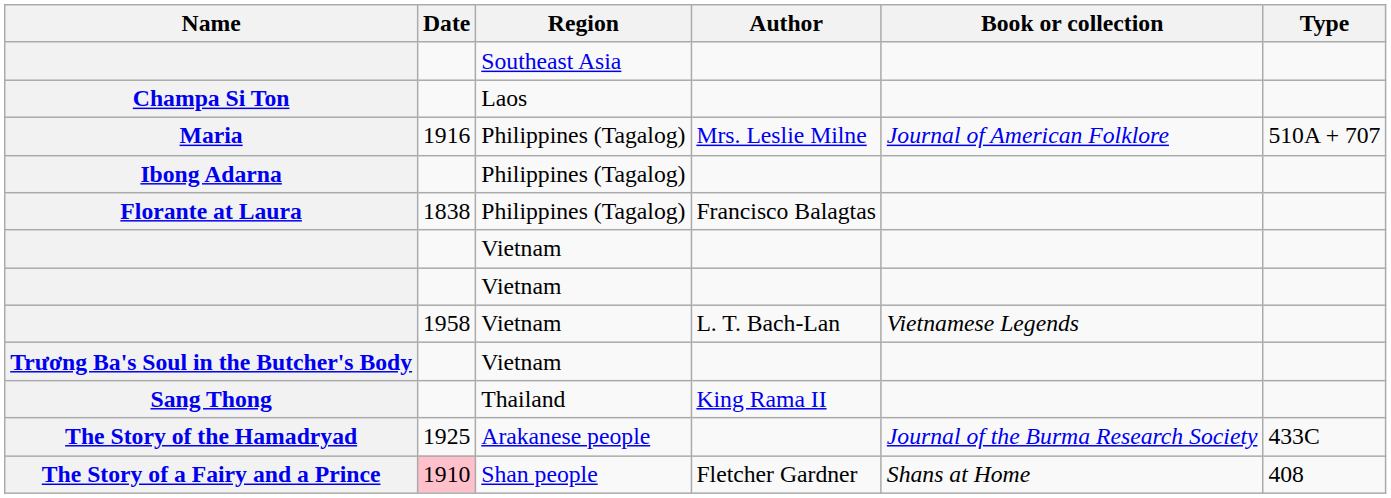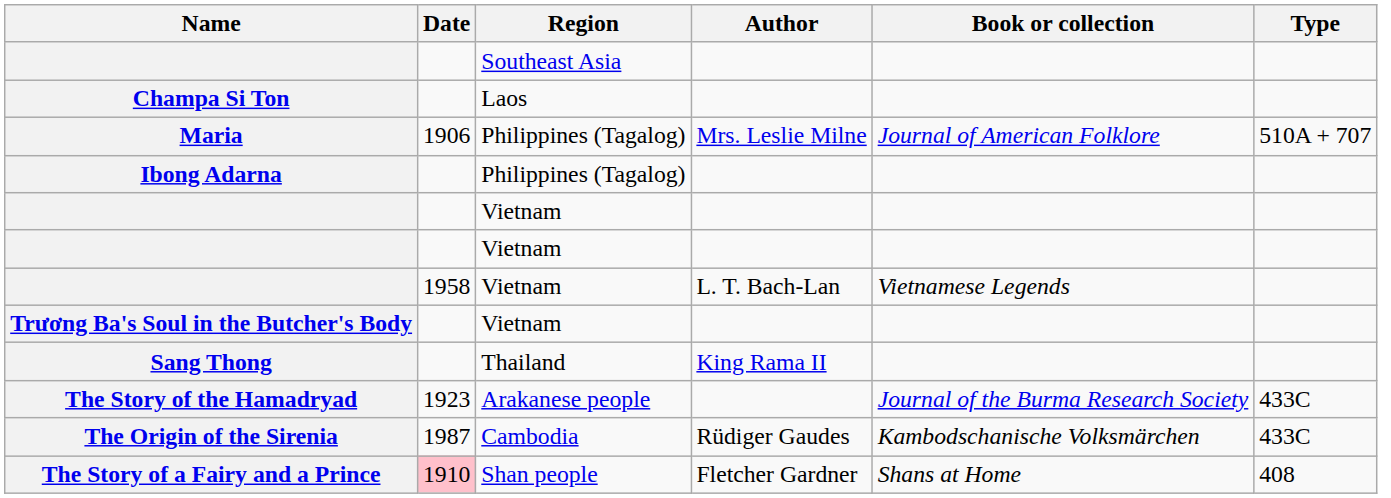(447, 135) 1916 -> (447, 135) 1906
- row: (211, 211)
(447, 436) 1925 -> (447, 398) 1923
+ row: (211, 436)
